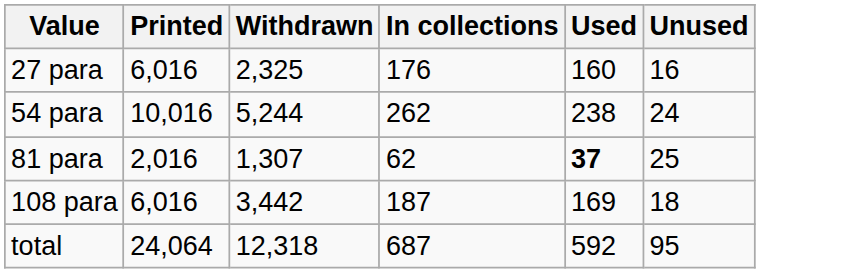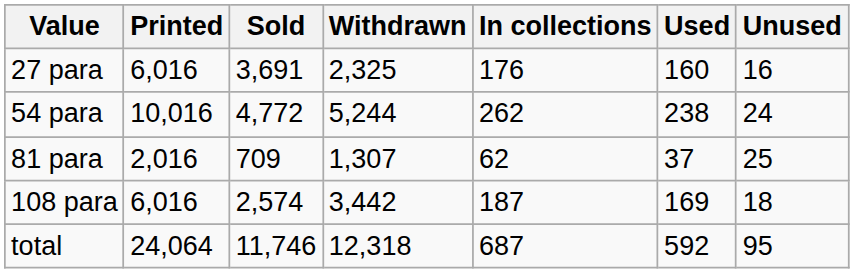+ column: (276, 25)
(586, 157) bold -> (679, 157) normal
